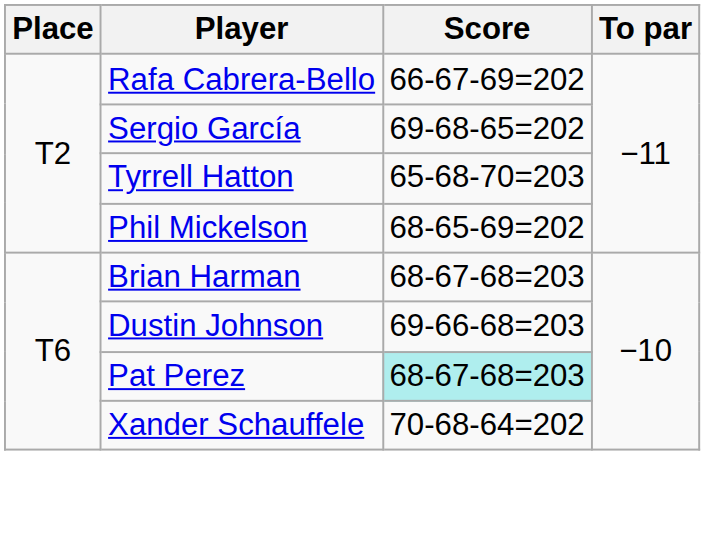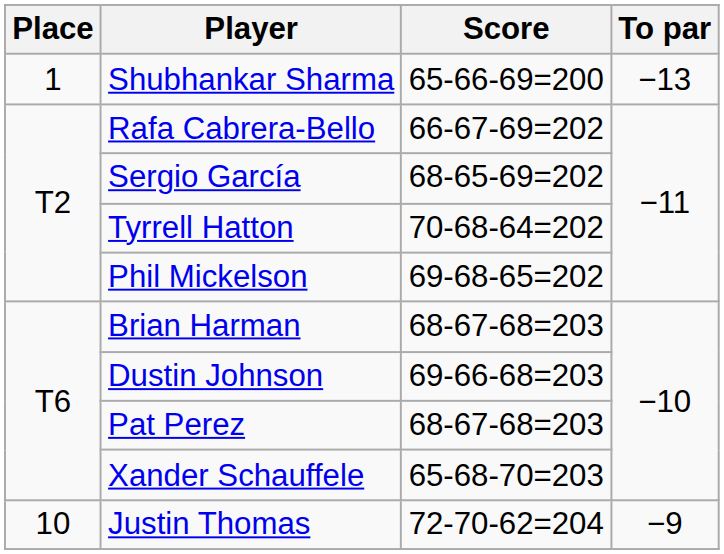+ row: (251, 78)
(487, 128) 69-68-65=202 -> (506, 177) 68-65-69=202
(487, 177) 65-68-70=203 -> (506, 227) 70-68-64=202
(487, 227) 68-65-69=202 -> (506, 276) 69-68-65=202
(487, 375) paleturquoise background -> (506, 425) no background
(487, 425) 70-68-64=202 -> (506, 474) 65-68-70=203
+ row: (209, 524)
